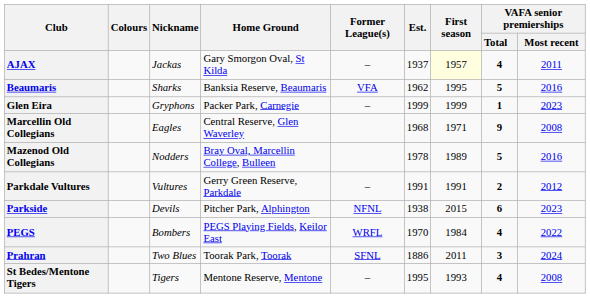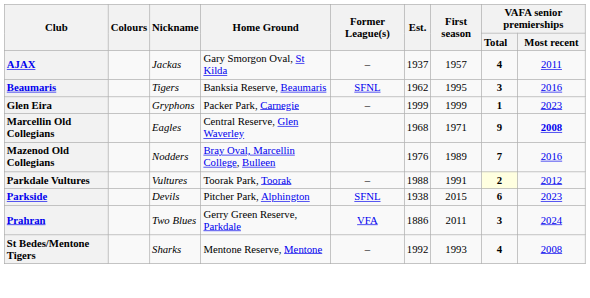(456, 65) lightyellow background -> (456, 65) no background
(167, 88) Sharks -> (165, 88) Tigers
(367, 88) VFA -> (367, 88) SFNL
(500, 88) 5 -> (500, 88) 3
(551, 128) normal -> (551, 128) bold
(418, 157) 1978 -> (418, 157) 1976
(500, 157) 5 -> (500, 157) 7
(250, 186) Gerry Green Reserve, Parkdale -> (247, 180) Toorak Park, Toorak
(418, 186) 1991 -> (418, 180) 1988
(500, 186) no background -> (500, 180) lightyellow background
(367, 209) NFNL -> (367, 197) SFNL
- row: (21, 232)
(247, 255) Toorak Park, Toorak -> (250, 220) Gerry Green Reserve, Parkdale
(367, 255) SFNL -> (367, 220) VFA
(165, 278) Tigers -> (167, 249) Sharks
(418, 278) 1995 -> (418, 249) 1992
